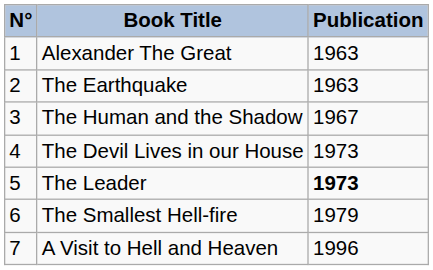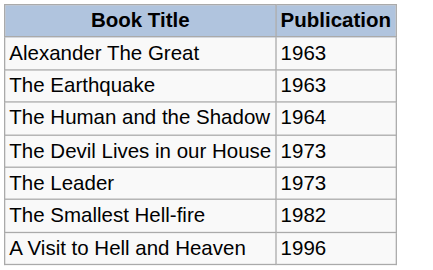- column: (21, 20)
(336, 118) 1967 -> (303, 118) 1964
(336, 183) bold -> (303, 183) normal
(336, 215) 1979 -> (303, 215) 1982
